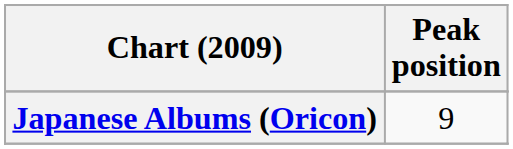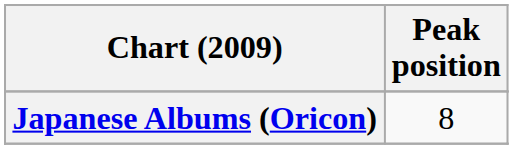(446, 117) 9 -> (446, 117) 8
